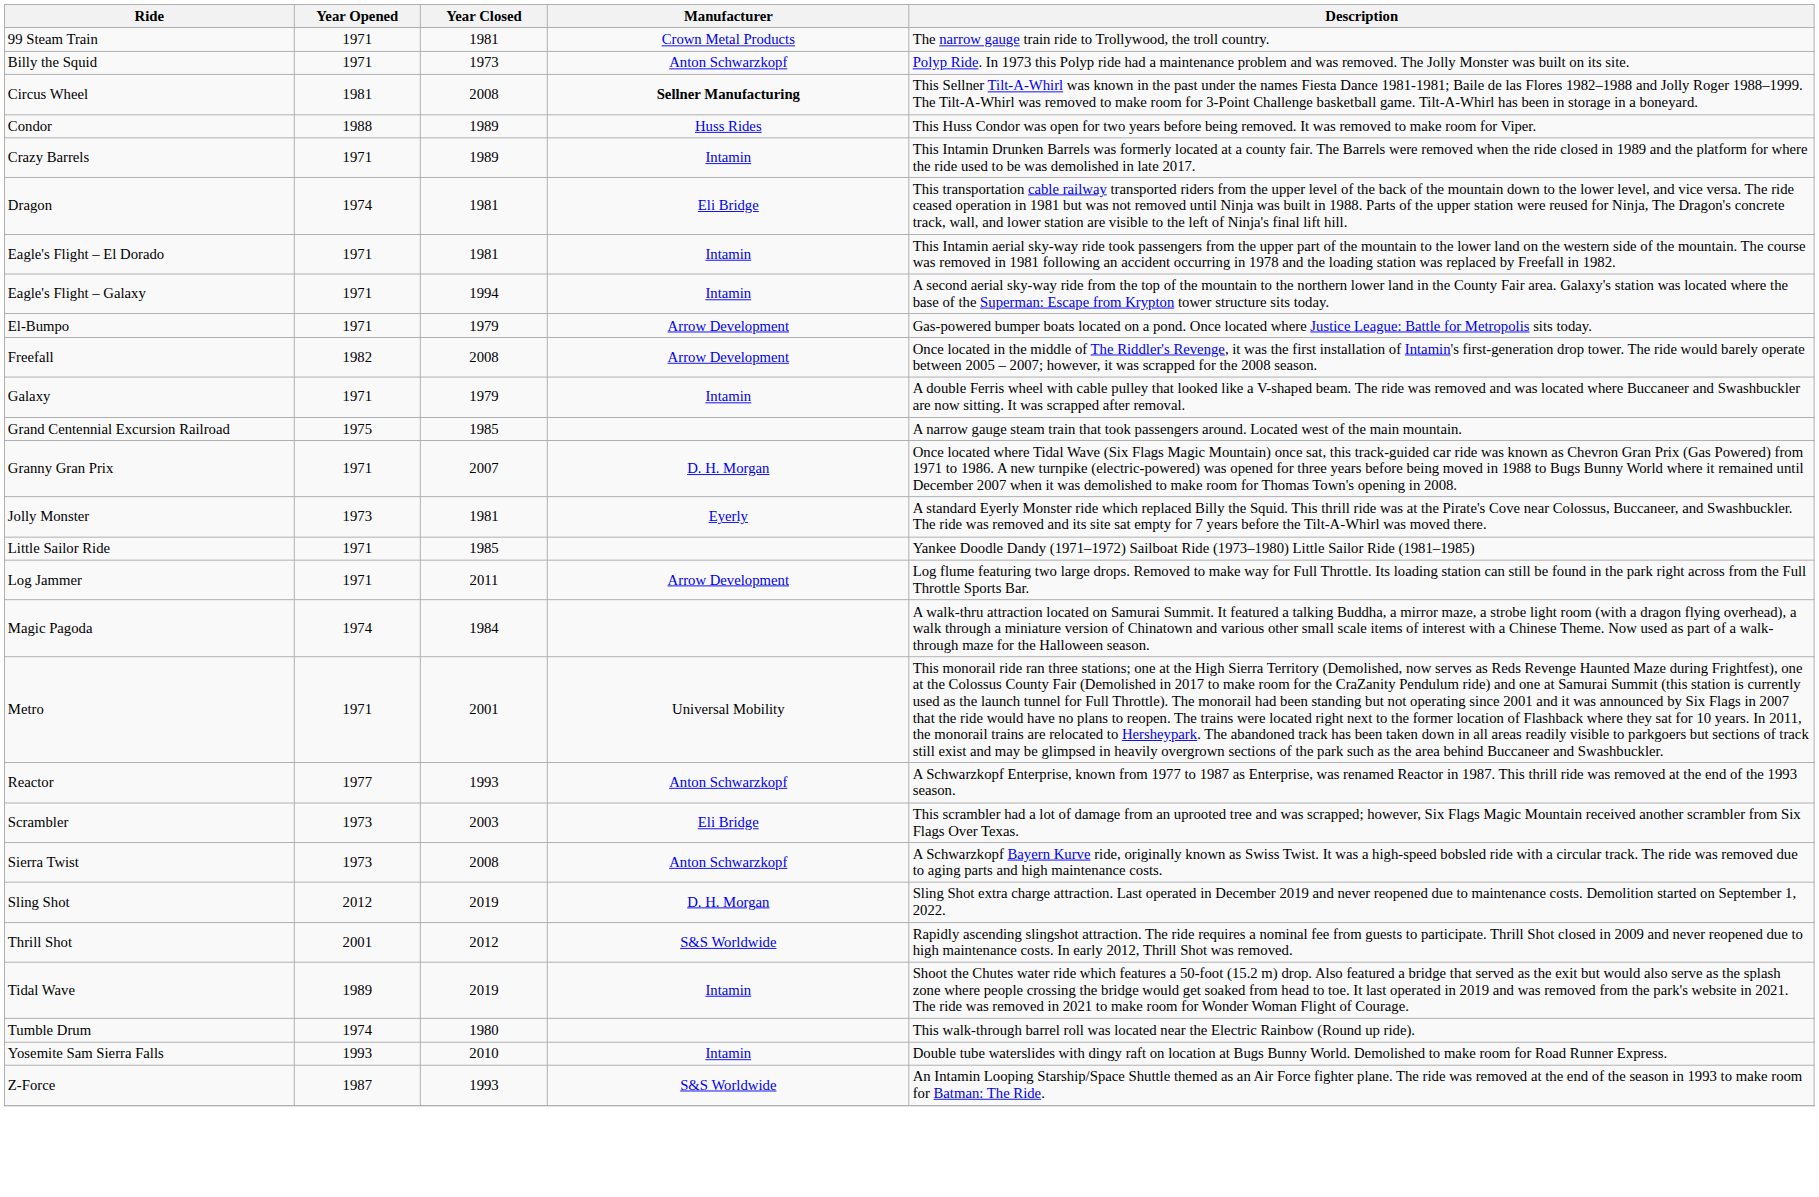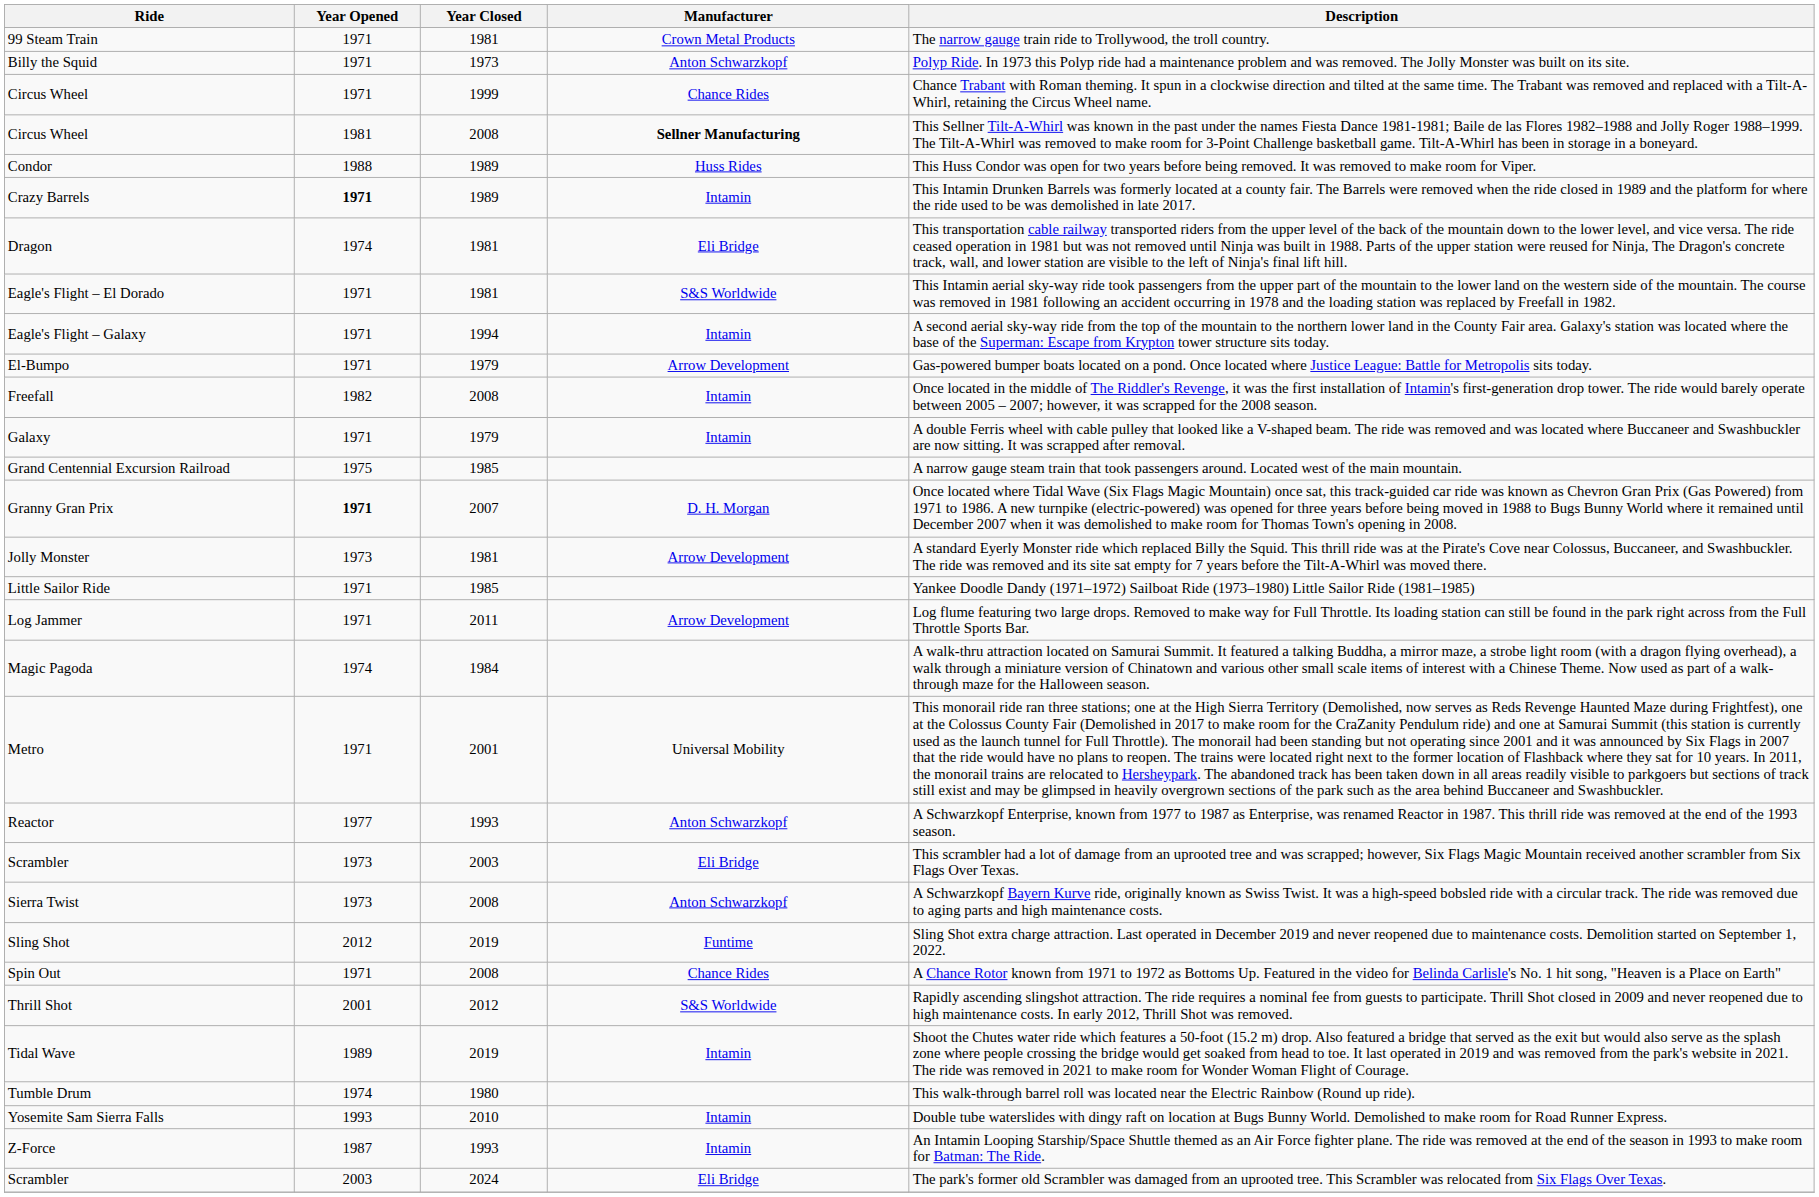+ row: (48, 94)
(357, 157) normal -> (357, 197) bold
(728, 254) Intamin -> (728, 294) S&S Worldwide
(728, 357) Arrow Development -> (728, 397) Intamin
(357, 468) normal -> (357, 508) bold
(728, 516) Eyerly -> (728, 556) Arrow Development
(728, 902) D. H. Morgan -> (728, 942) Funtime
+ row: (34, 973)
(728, 1085) S&S Worldwide -> (728, 1148) Intamin
+ row: (38, 1180)
